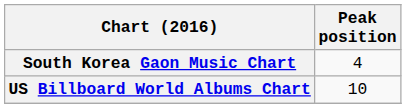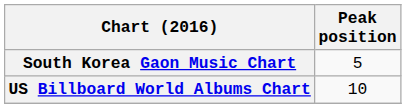(358, 63) 4 -> (358, 63) 5
